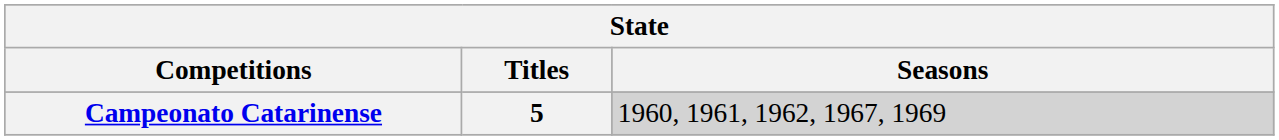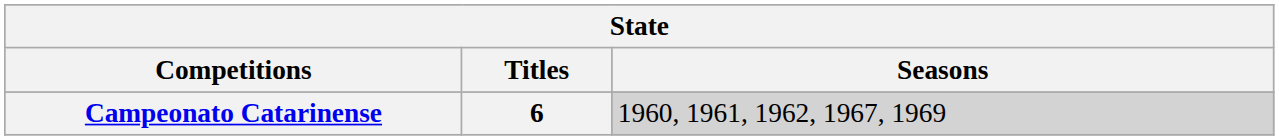(537, 112) 5 -> (537, 112) 6
